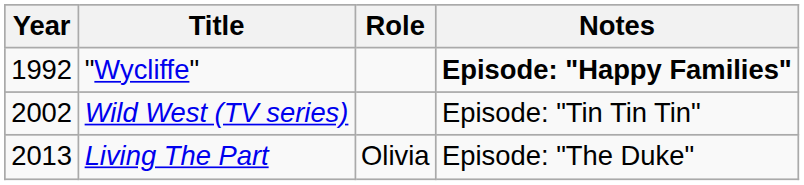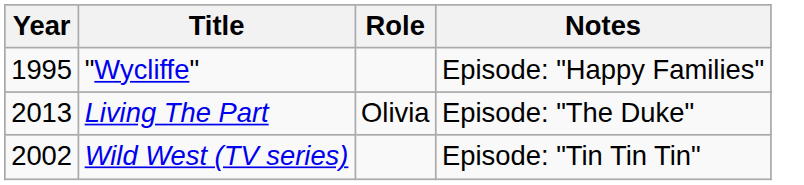(42, 69) 1992 -> (42, 69) 1995
(617, 69) bold -> (603, 69) normal
rows swapped: (217, 112) <-> (177, 156)
